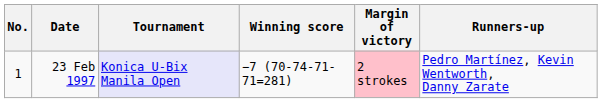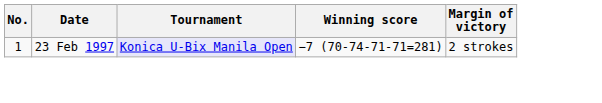- column: (508, 28)
(382, 75) pink background -> (481, 47) no background
